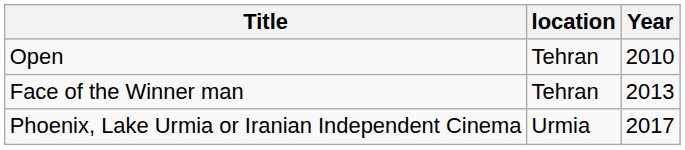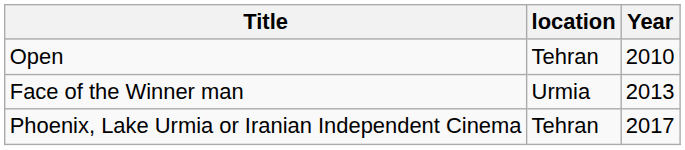(565, 91) Tehran -> (561, 91) Urmia
(561, 126) Urmia -> (565, 126) Tehran
